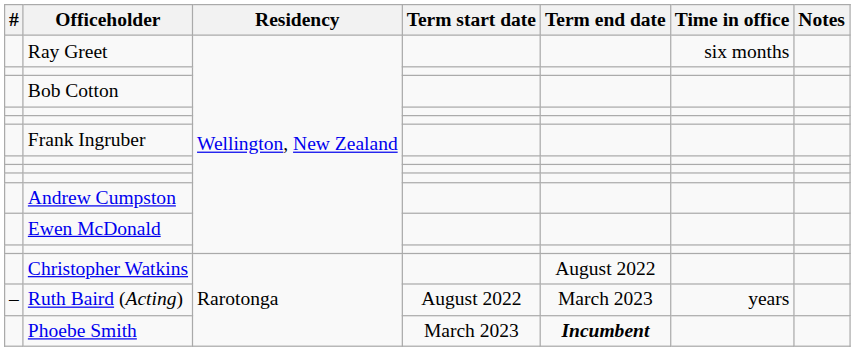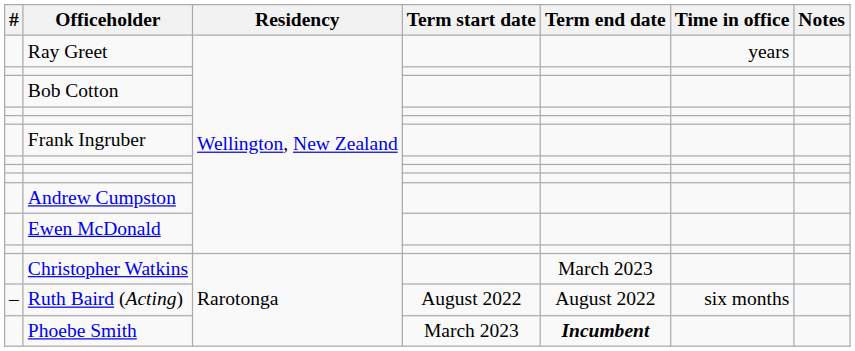(747, 50) six months -> (769, 50) years
(605, 268) August 2022 -> (605, 268) March 2023
(605, 299) March 2023 -> (605, 299) August 2022
(769, 299) years -> (747, 299) six months
